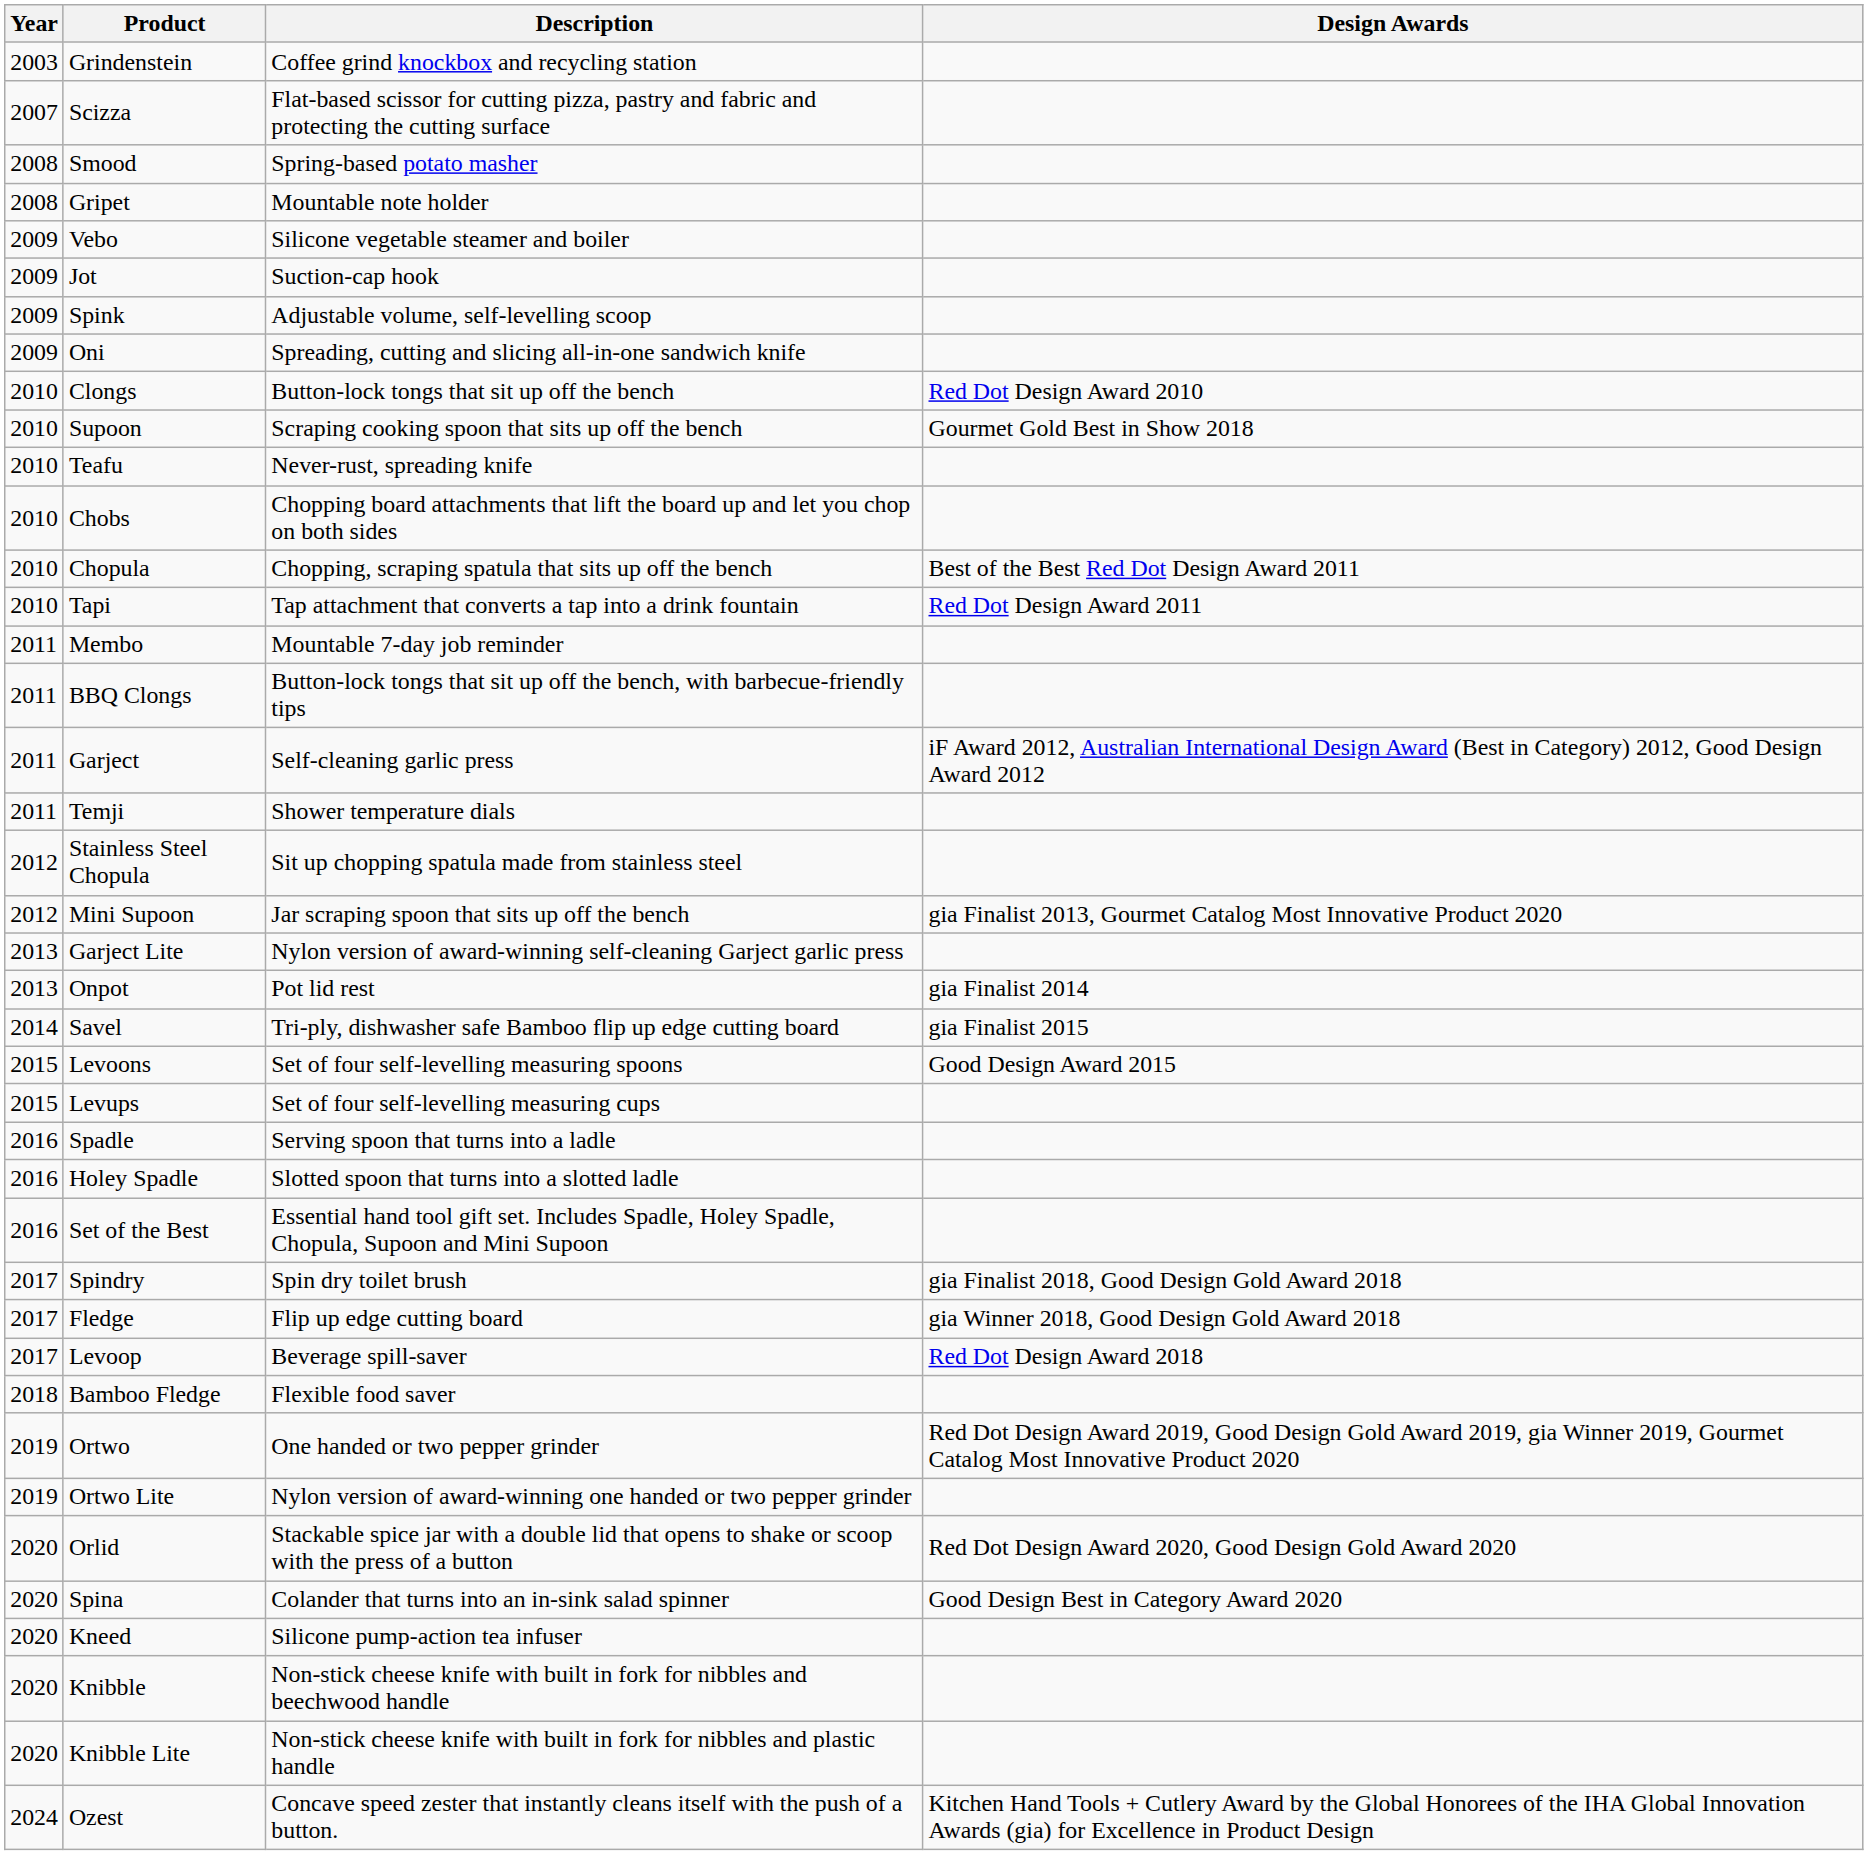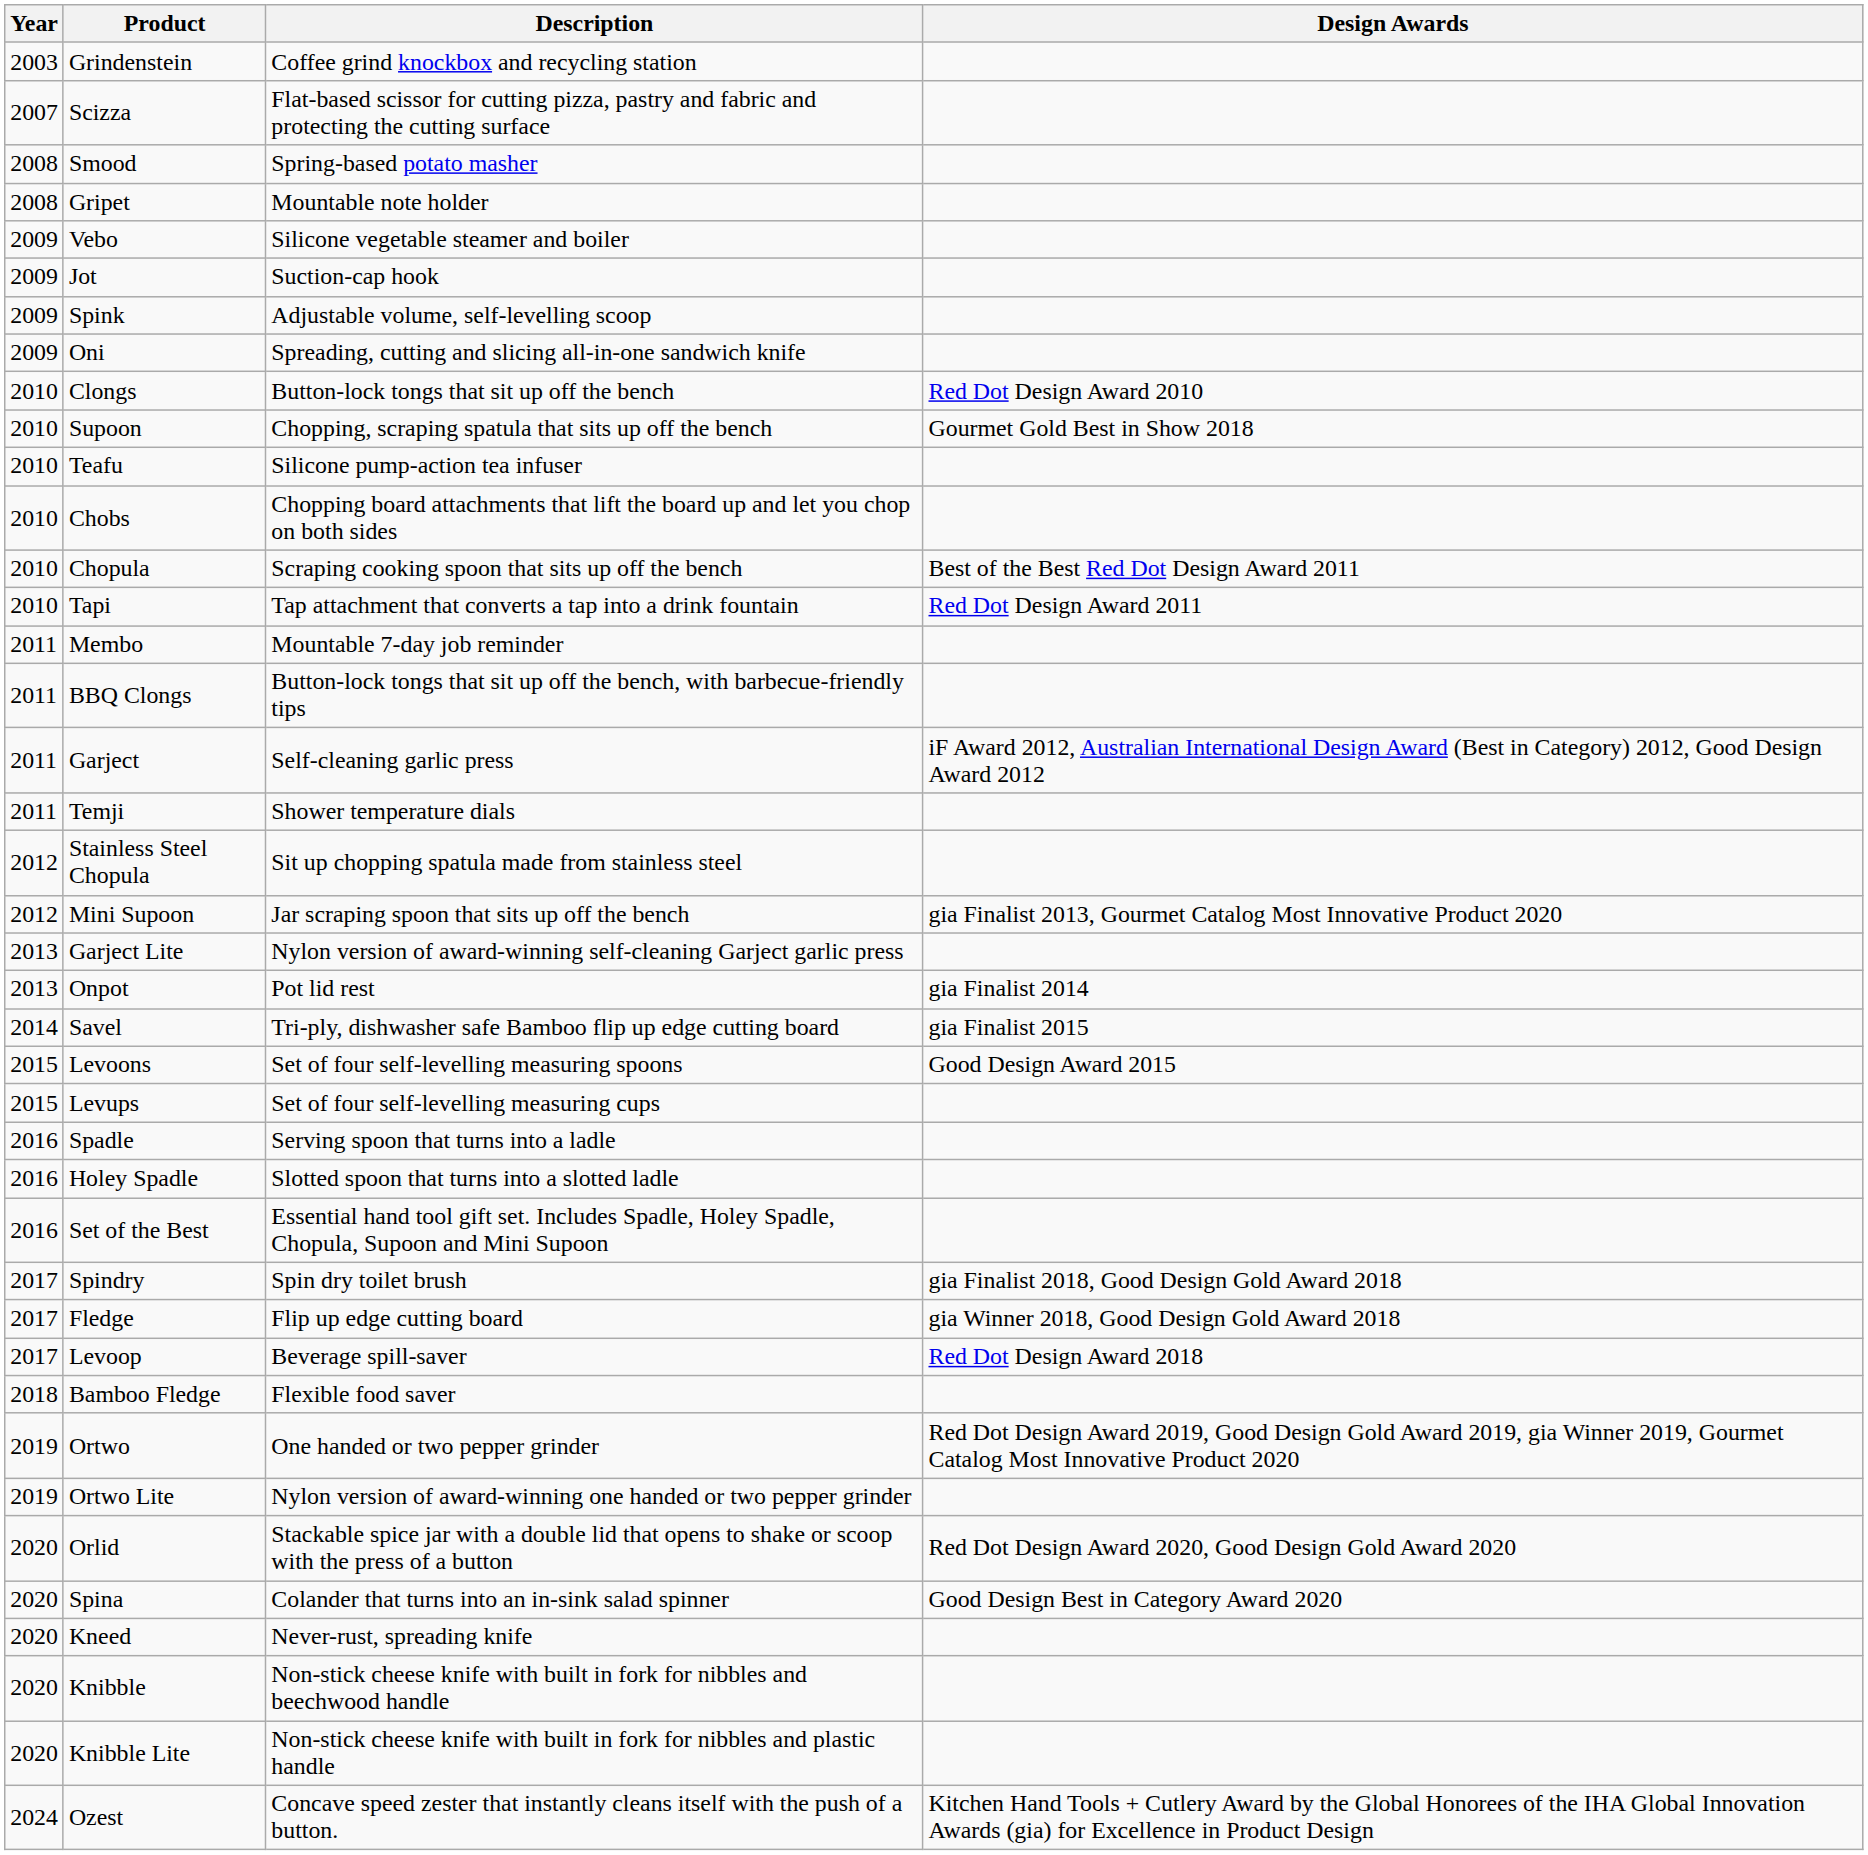(507, 428) Scraping cooking spoon that sits up off the bench -> (522, 428) Chopping, scraping spatula that sits up off the bench
(402, 466) Never-rust, spreading knife -> (427, 466) Silicone pump-action tea infuser
(522, 568) Chopping, scraping spatula that sits up off the bench -> (507, 568) Scraping cooking spoon that sits up off the bench
(427, 1636) Silicone pump-action tea infuser -> (402, 1636) Never-rust, spreading knife
